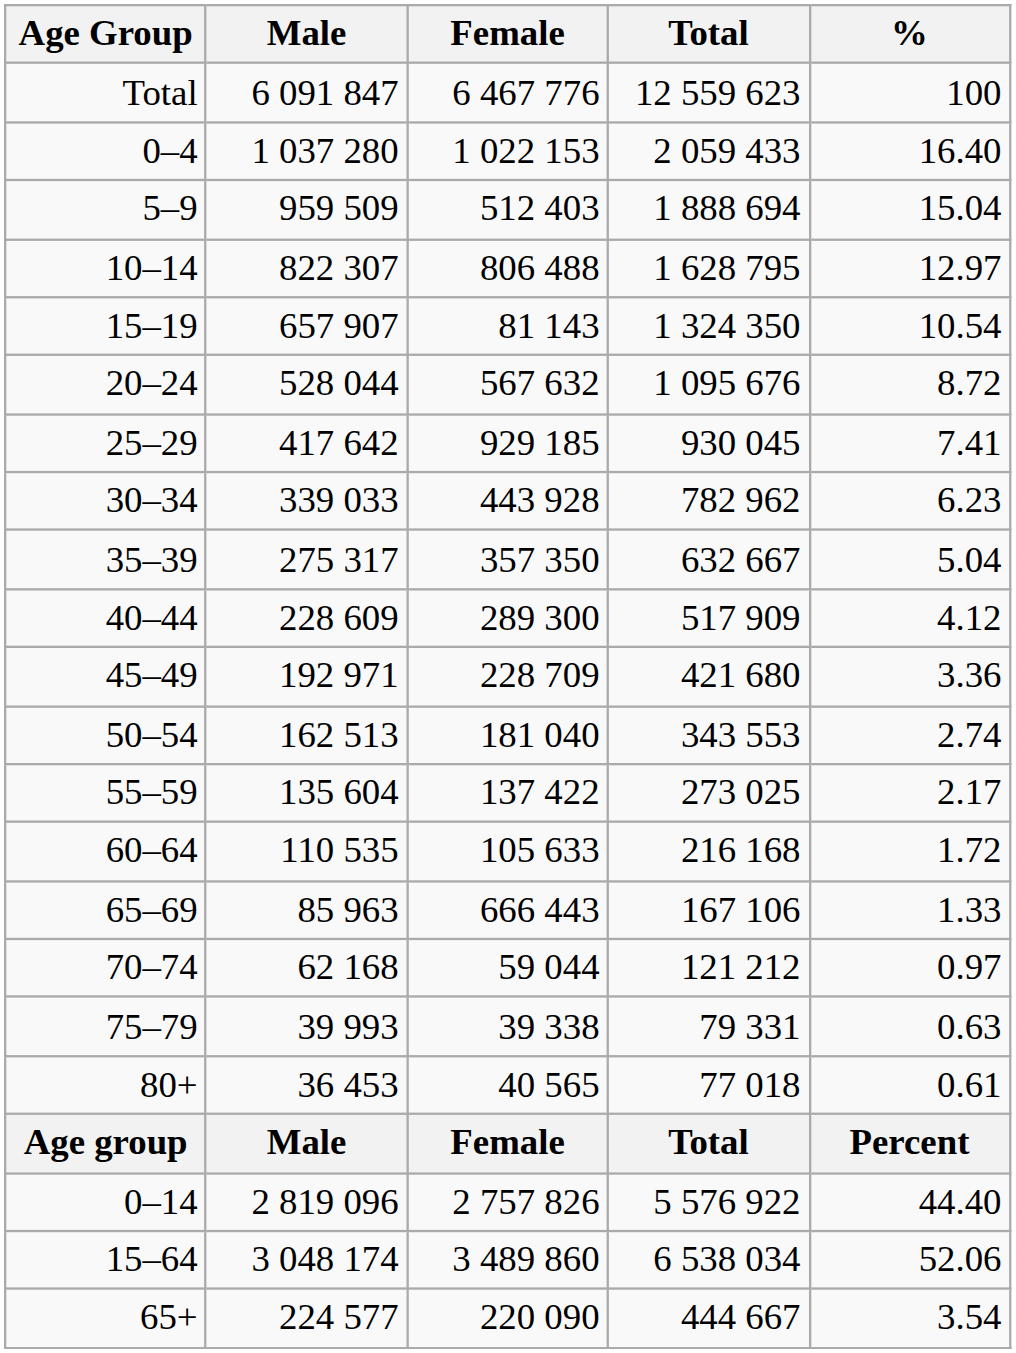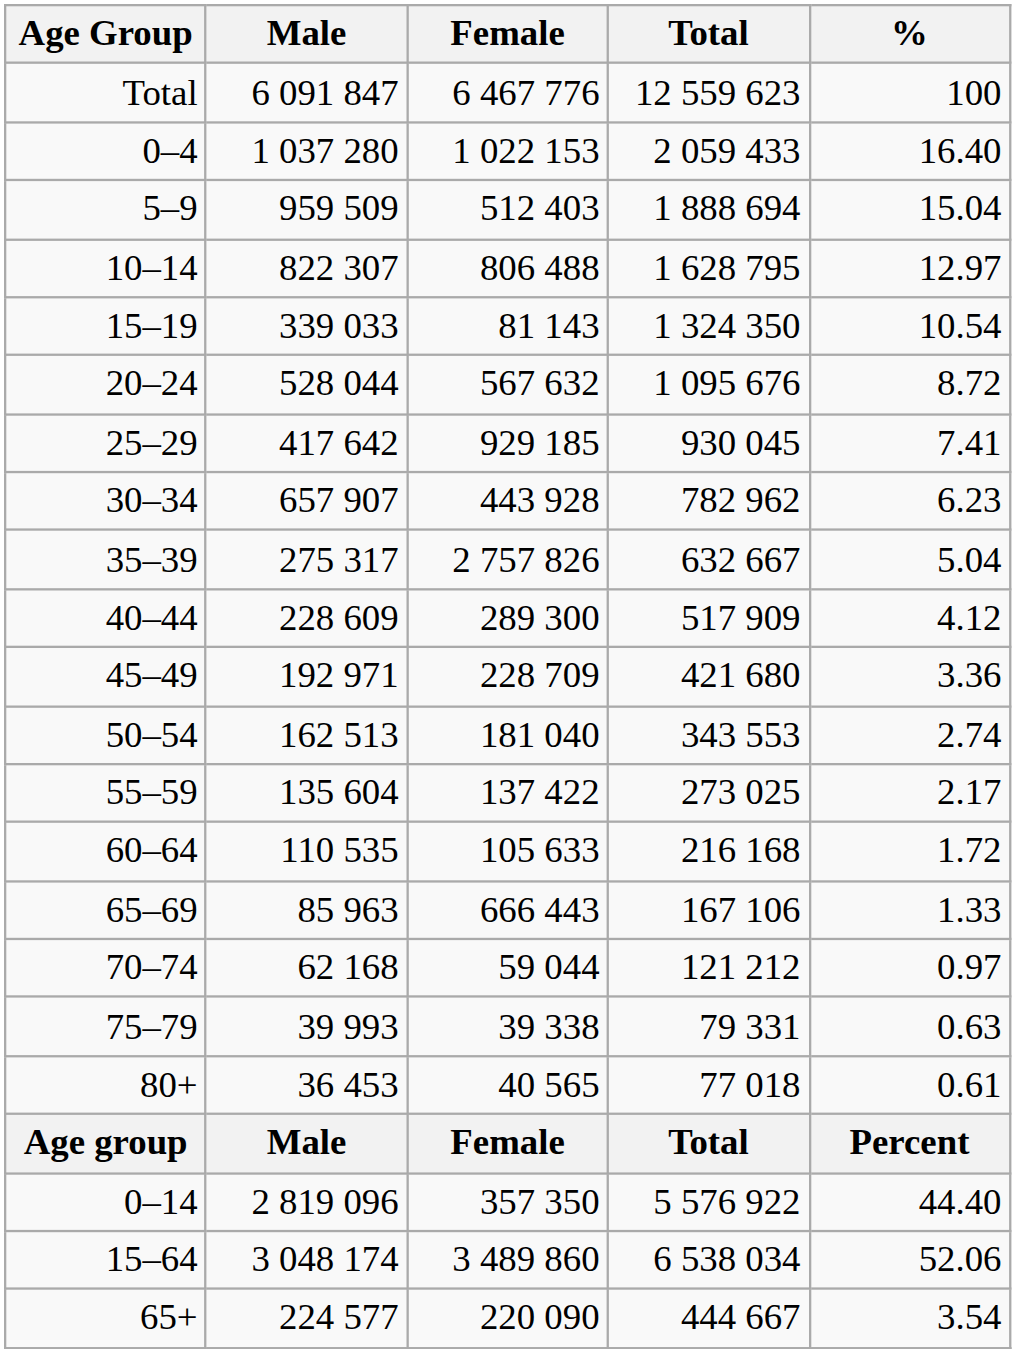(339, 325) 657 907 -> (339, 325) 339 033
(339, 500) 339 033 -> (339, 500) 657 907
(540, 558) 357 350 -> (526, 558) 2 757 826
(526, 1200) 2 757 826 -> (540, 1200) 357 350
